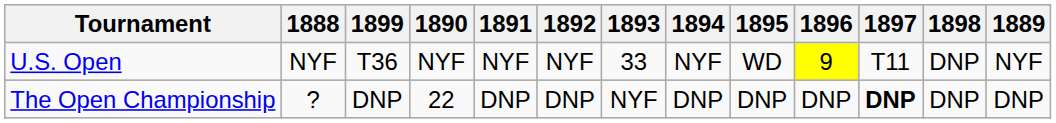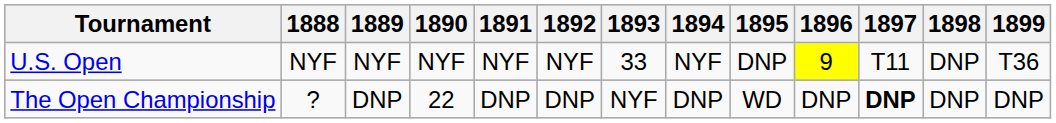columns swapped: (1019, 24) <-> (377, 24)
(762, 62) WD -> (762, 62) DNP
(762, 99) DNP -> (762, 99) WD
